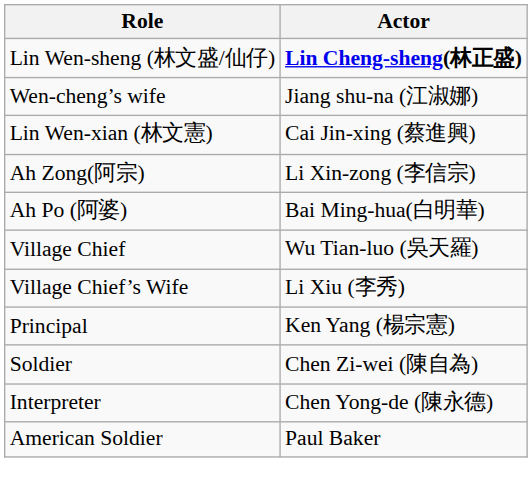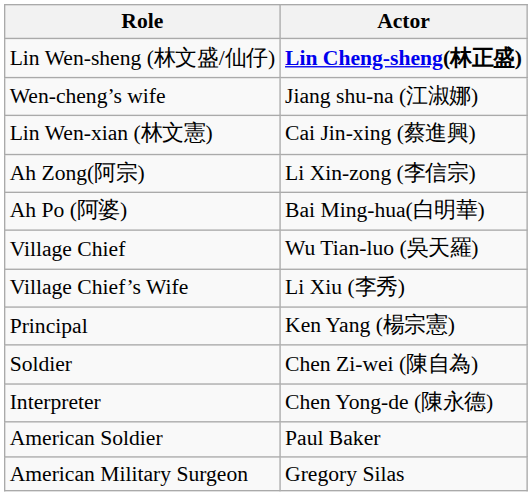+ row: (129, 473)
